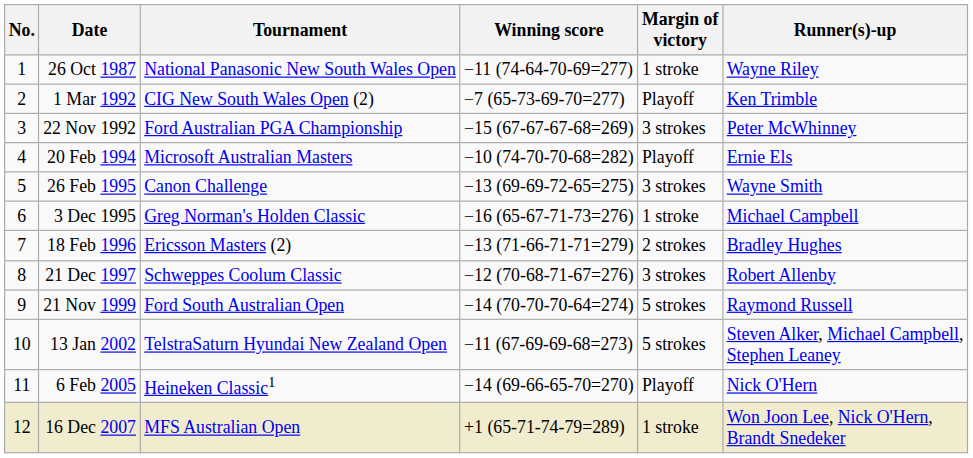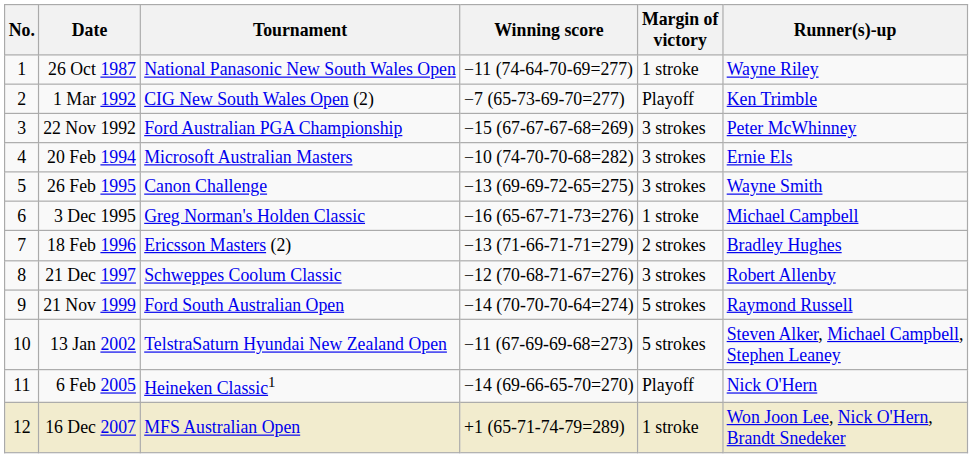(668, 157) Playoff -> (674, 157) 3 strokes
